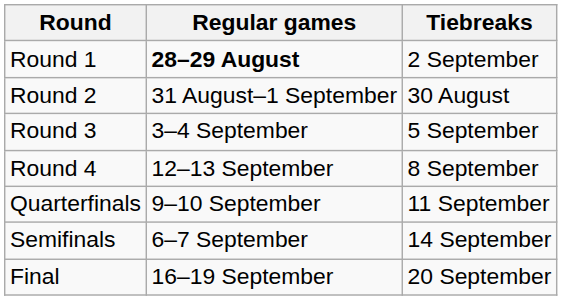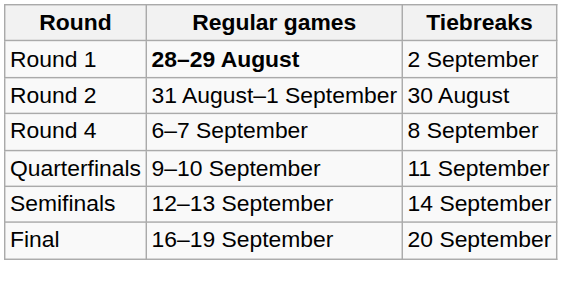- row: (53, 131)
(242, 167) 12–13 September -> (230, 131) 6–7 September
(230, 240) 6–7 September -> (242, 204) 12–13 September
